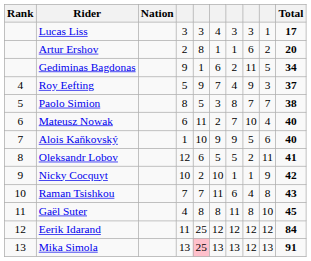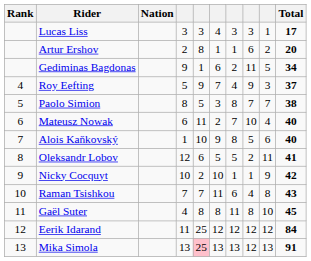(234, 139) 9 -> (234, 139) 8
